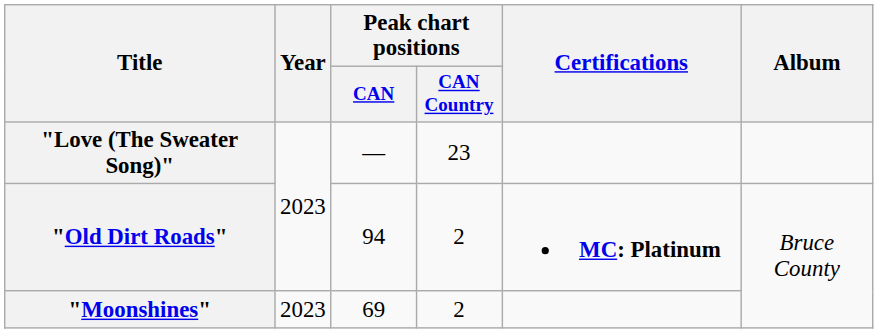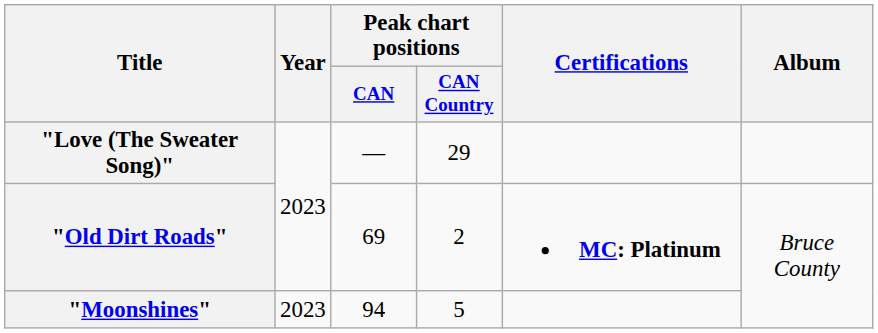(459, 152) 23 -> (459, 152) 29
(374, 237) 94 -> (374, 237) 69
(374, 309) 69 -> (374, 309) 94
(459, 309) 2 -> (459, 309) 5
